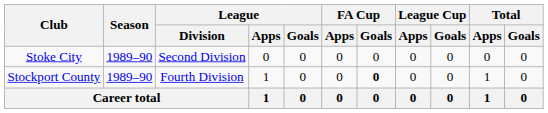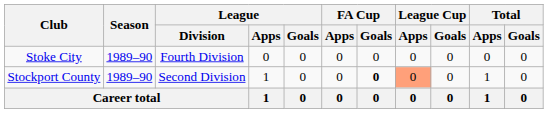(202, 56) Second Division -> (202, 56) Fourth Division
(202, 77) Fourth Division -> (202, 77) Second Division
(413, 77) no background -> (413, 77) lightsalmon background
